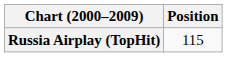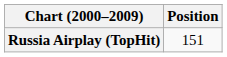(193, 39) 115 -> (193, 39) 151
